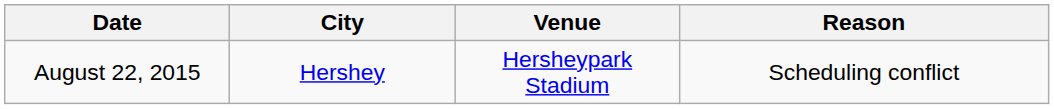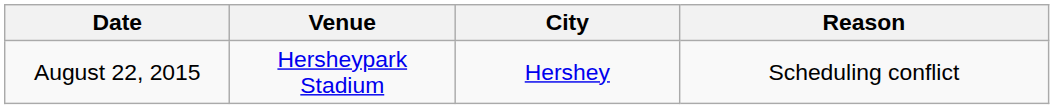columns swapped: (342, 22) <-> (567, 22)
